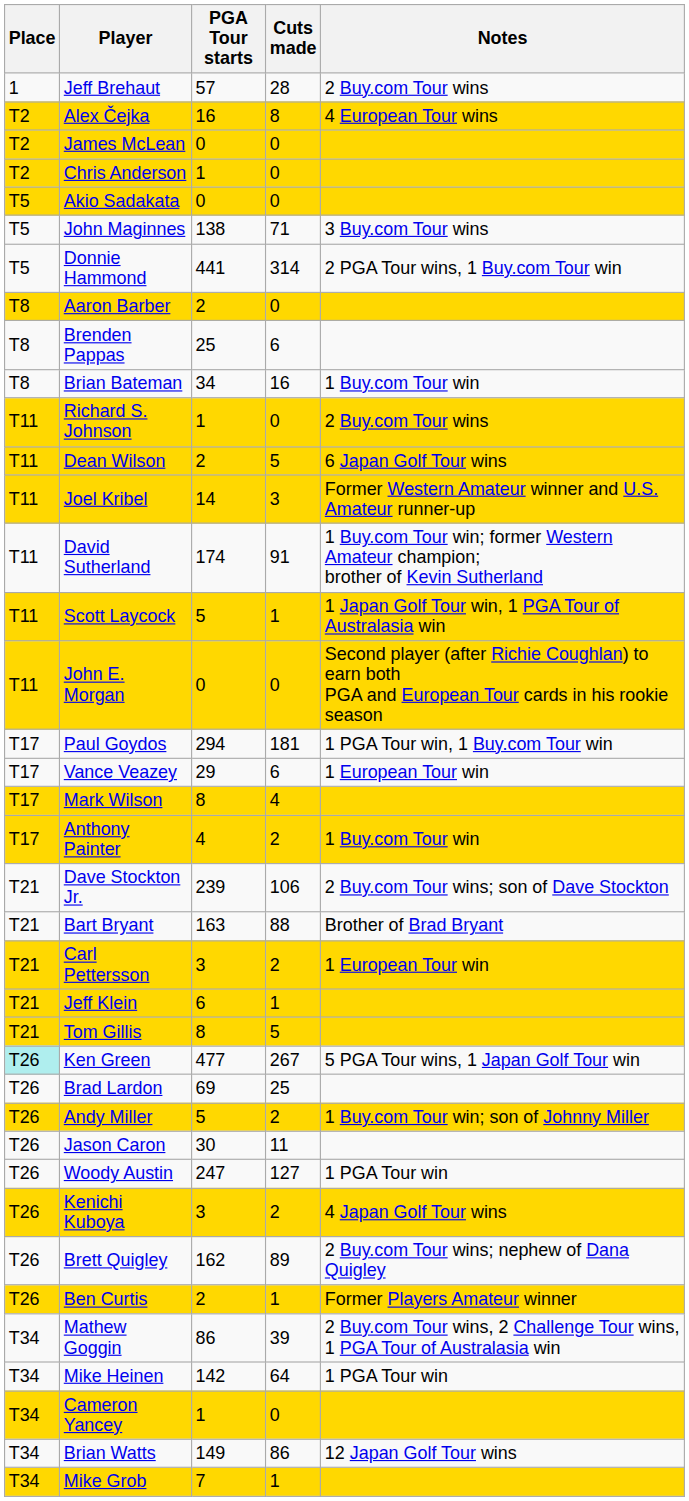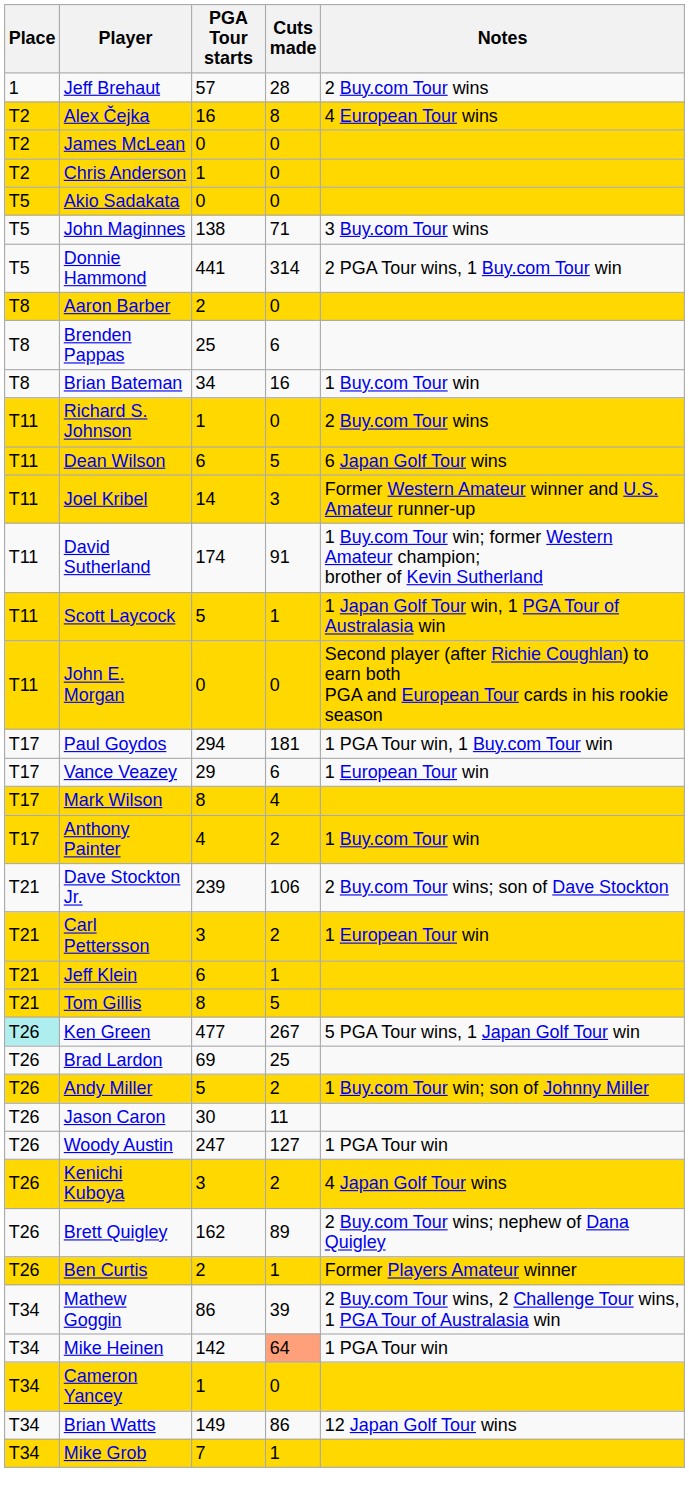(200, 460) 2 -> (200, 460) 6
- row: (109, 926)
(280, 1376) no background -> (280, 1347) lightsalmon background
